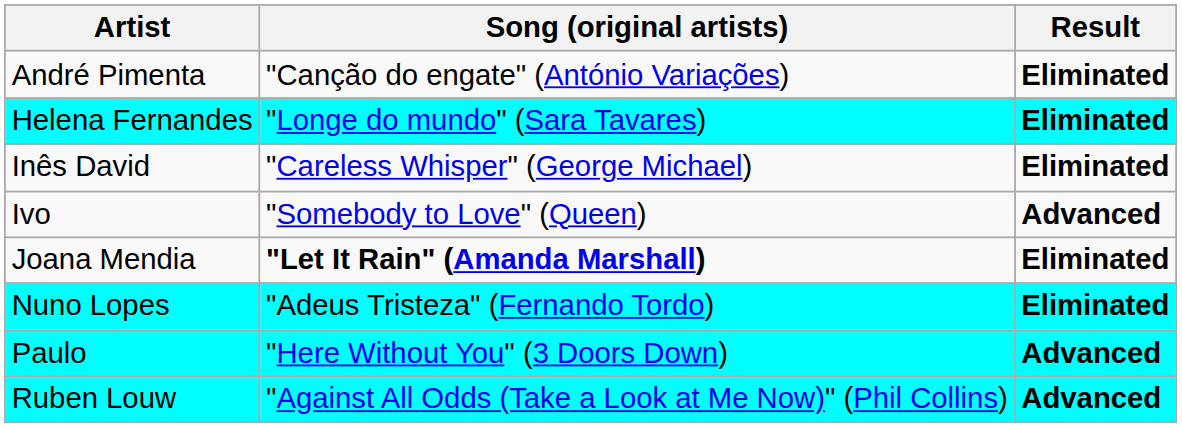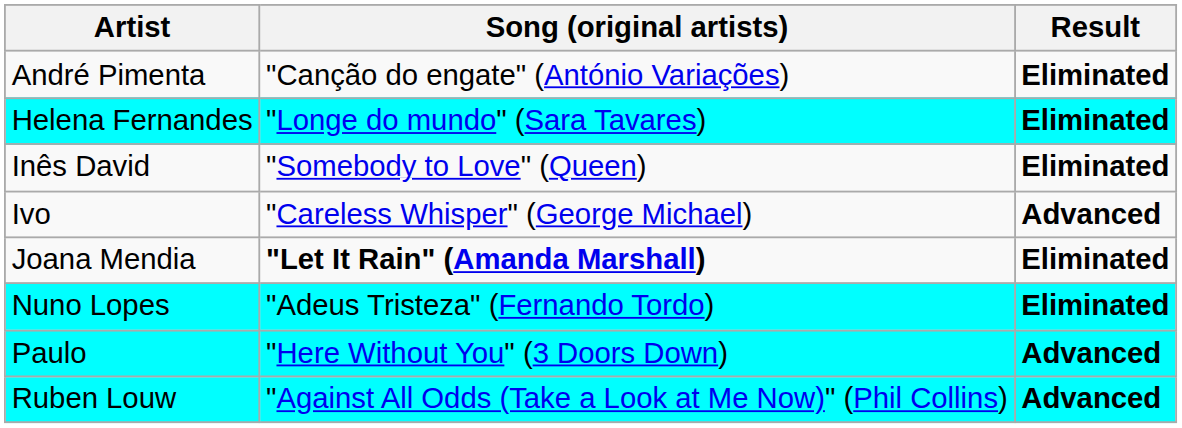(509, 167) "Careless Whisper" (George Michael) -> (456, 167) "Somebody to Love" (Queen)
(456, 213) "Somebody to Love" (Queen) -> (509, 213) "Careless Whisper" (George Michael)
